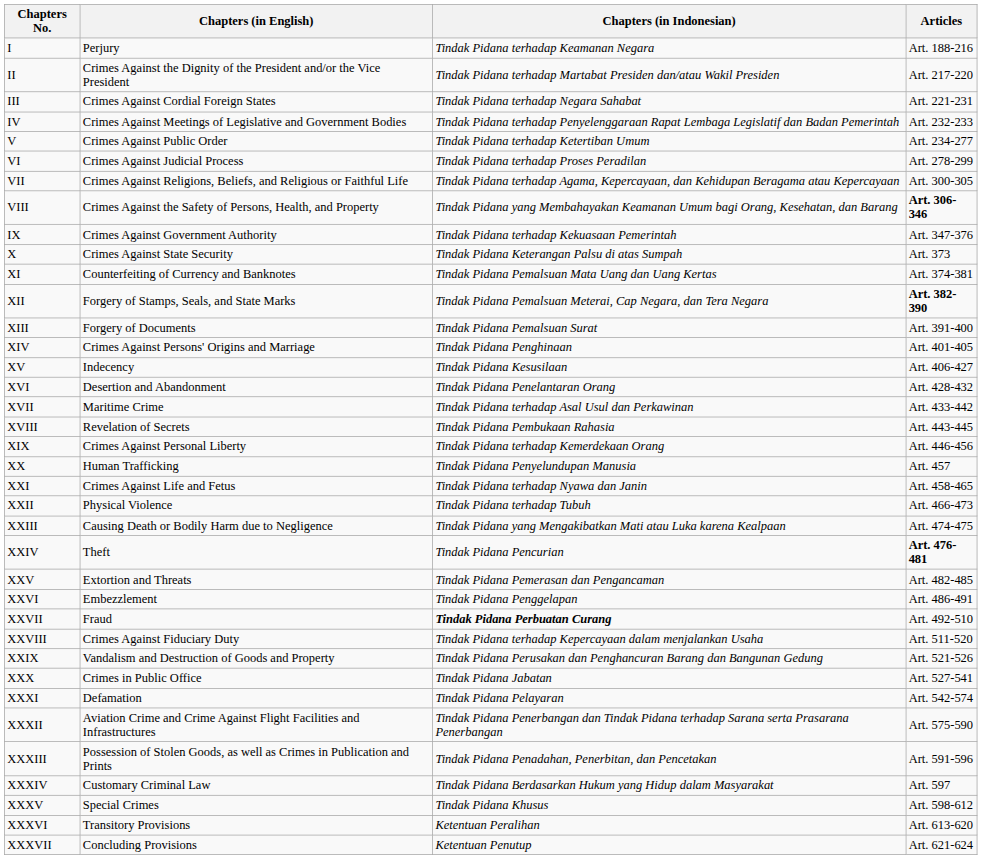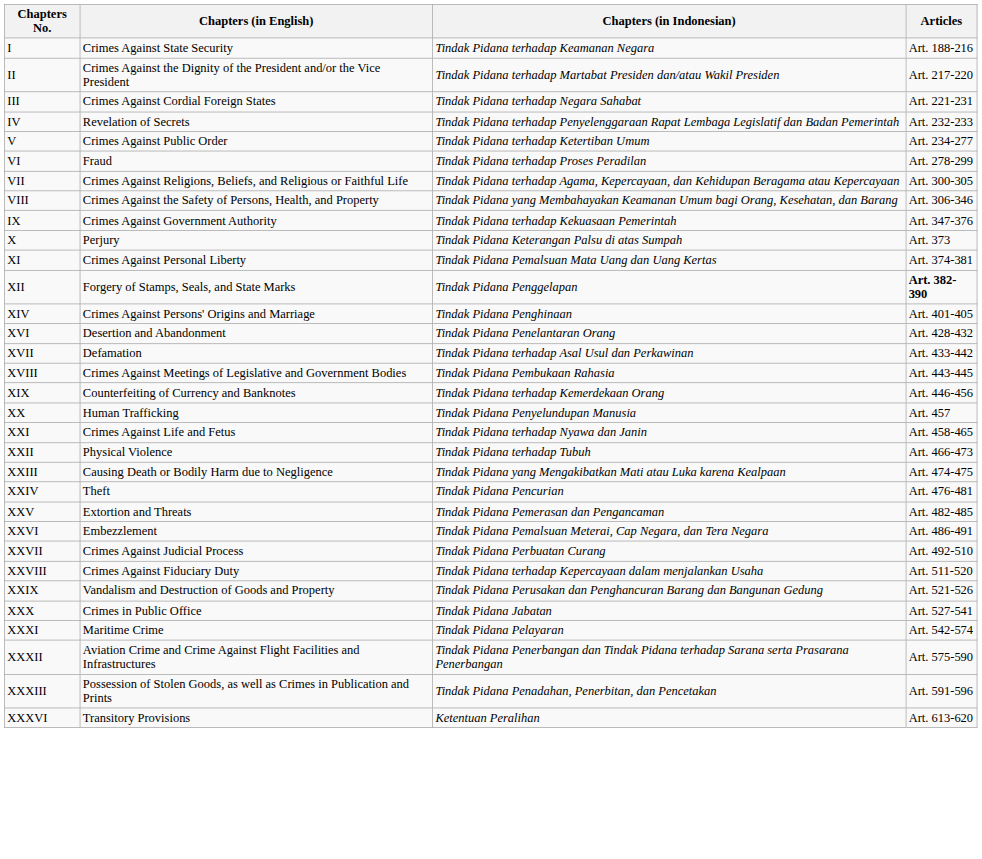(101, 48) Perjury -> (158, 48) Crimes Against State Security
(245, 121) Crimes Against Meetings of Legislative and Government Bodies -> (136, 121) Revelation of Secrets
(163, 161) Crimes Against Judicial Process -> (97, 161) Fraud
(933, 207) bold -> (941, 200) normal
(158, 254) Crimes Against State Security -> (101, 240) Perjury
(189, 274) Counterfeiting of Currency and Banknotes -> (164, 260) Crimes Against Personal Liberty
(602, 301) Tindak Pidana Pemalsuan Meterai, Cap Negara, dan Tera Negara -> (506, 287) Tindak Pidana Penggelapan
- row: (18, 327)
- row: (16, 367)
(123, 407) Maritime Crime -> (112, 353) Defamation
(136, 426) Revelation of Secrets -> (245, 373) Crimes Against Meetings of Legislative and Government Bodies
(164, 446) Crimes Against Personal Liberty -> (189, 392) Counterfeiting of Currency and Banknotes
(933, 552) bold -> (941, 491) normal
(506, 599) Tindak Pidana Penggelapan -> (602, 531) Tindak Pidana Pemalsuan Meterai, Cap Negara, dan Tera Negara
(97, 618) Fraud -> (163, 551) Crimes Against Judicial Process
(523, 618) bold -> (521, 551) normal
(112, 698) Defamation -> (123, 630) Maritime Crime
- row: (27, 785)
- row: (25, 805)
- row: (29, 844)
